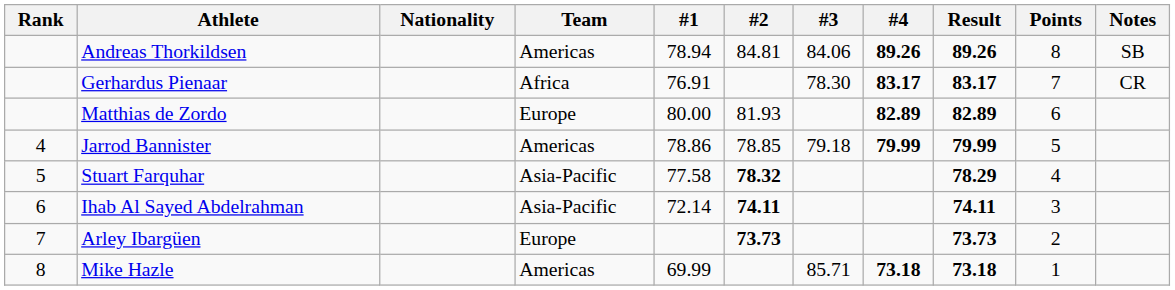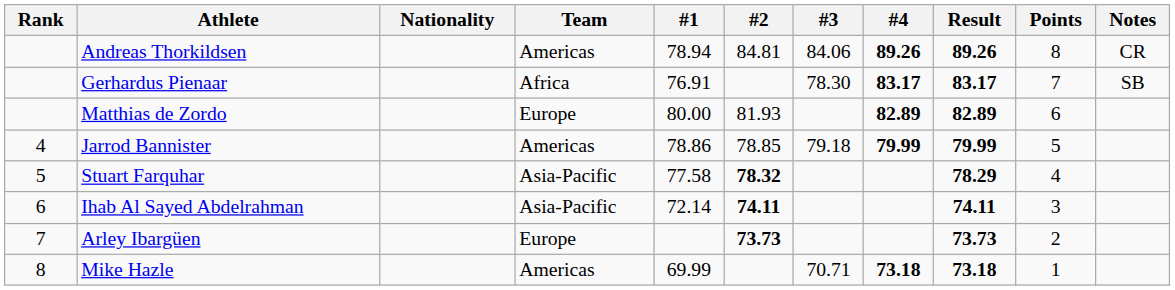(1133, 51) SB -> (1133, 51) CR
(1133, 82) CR -> (1133, 82) SB
(829, 269) 85.71 -> (829, 269) 70.71
